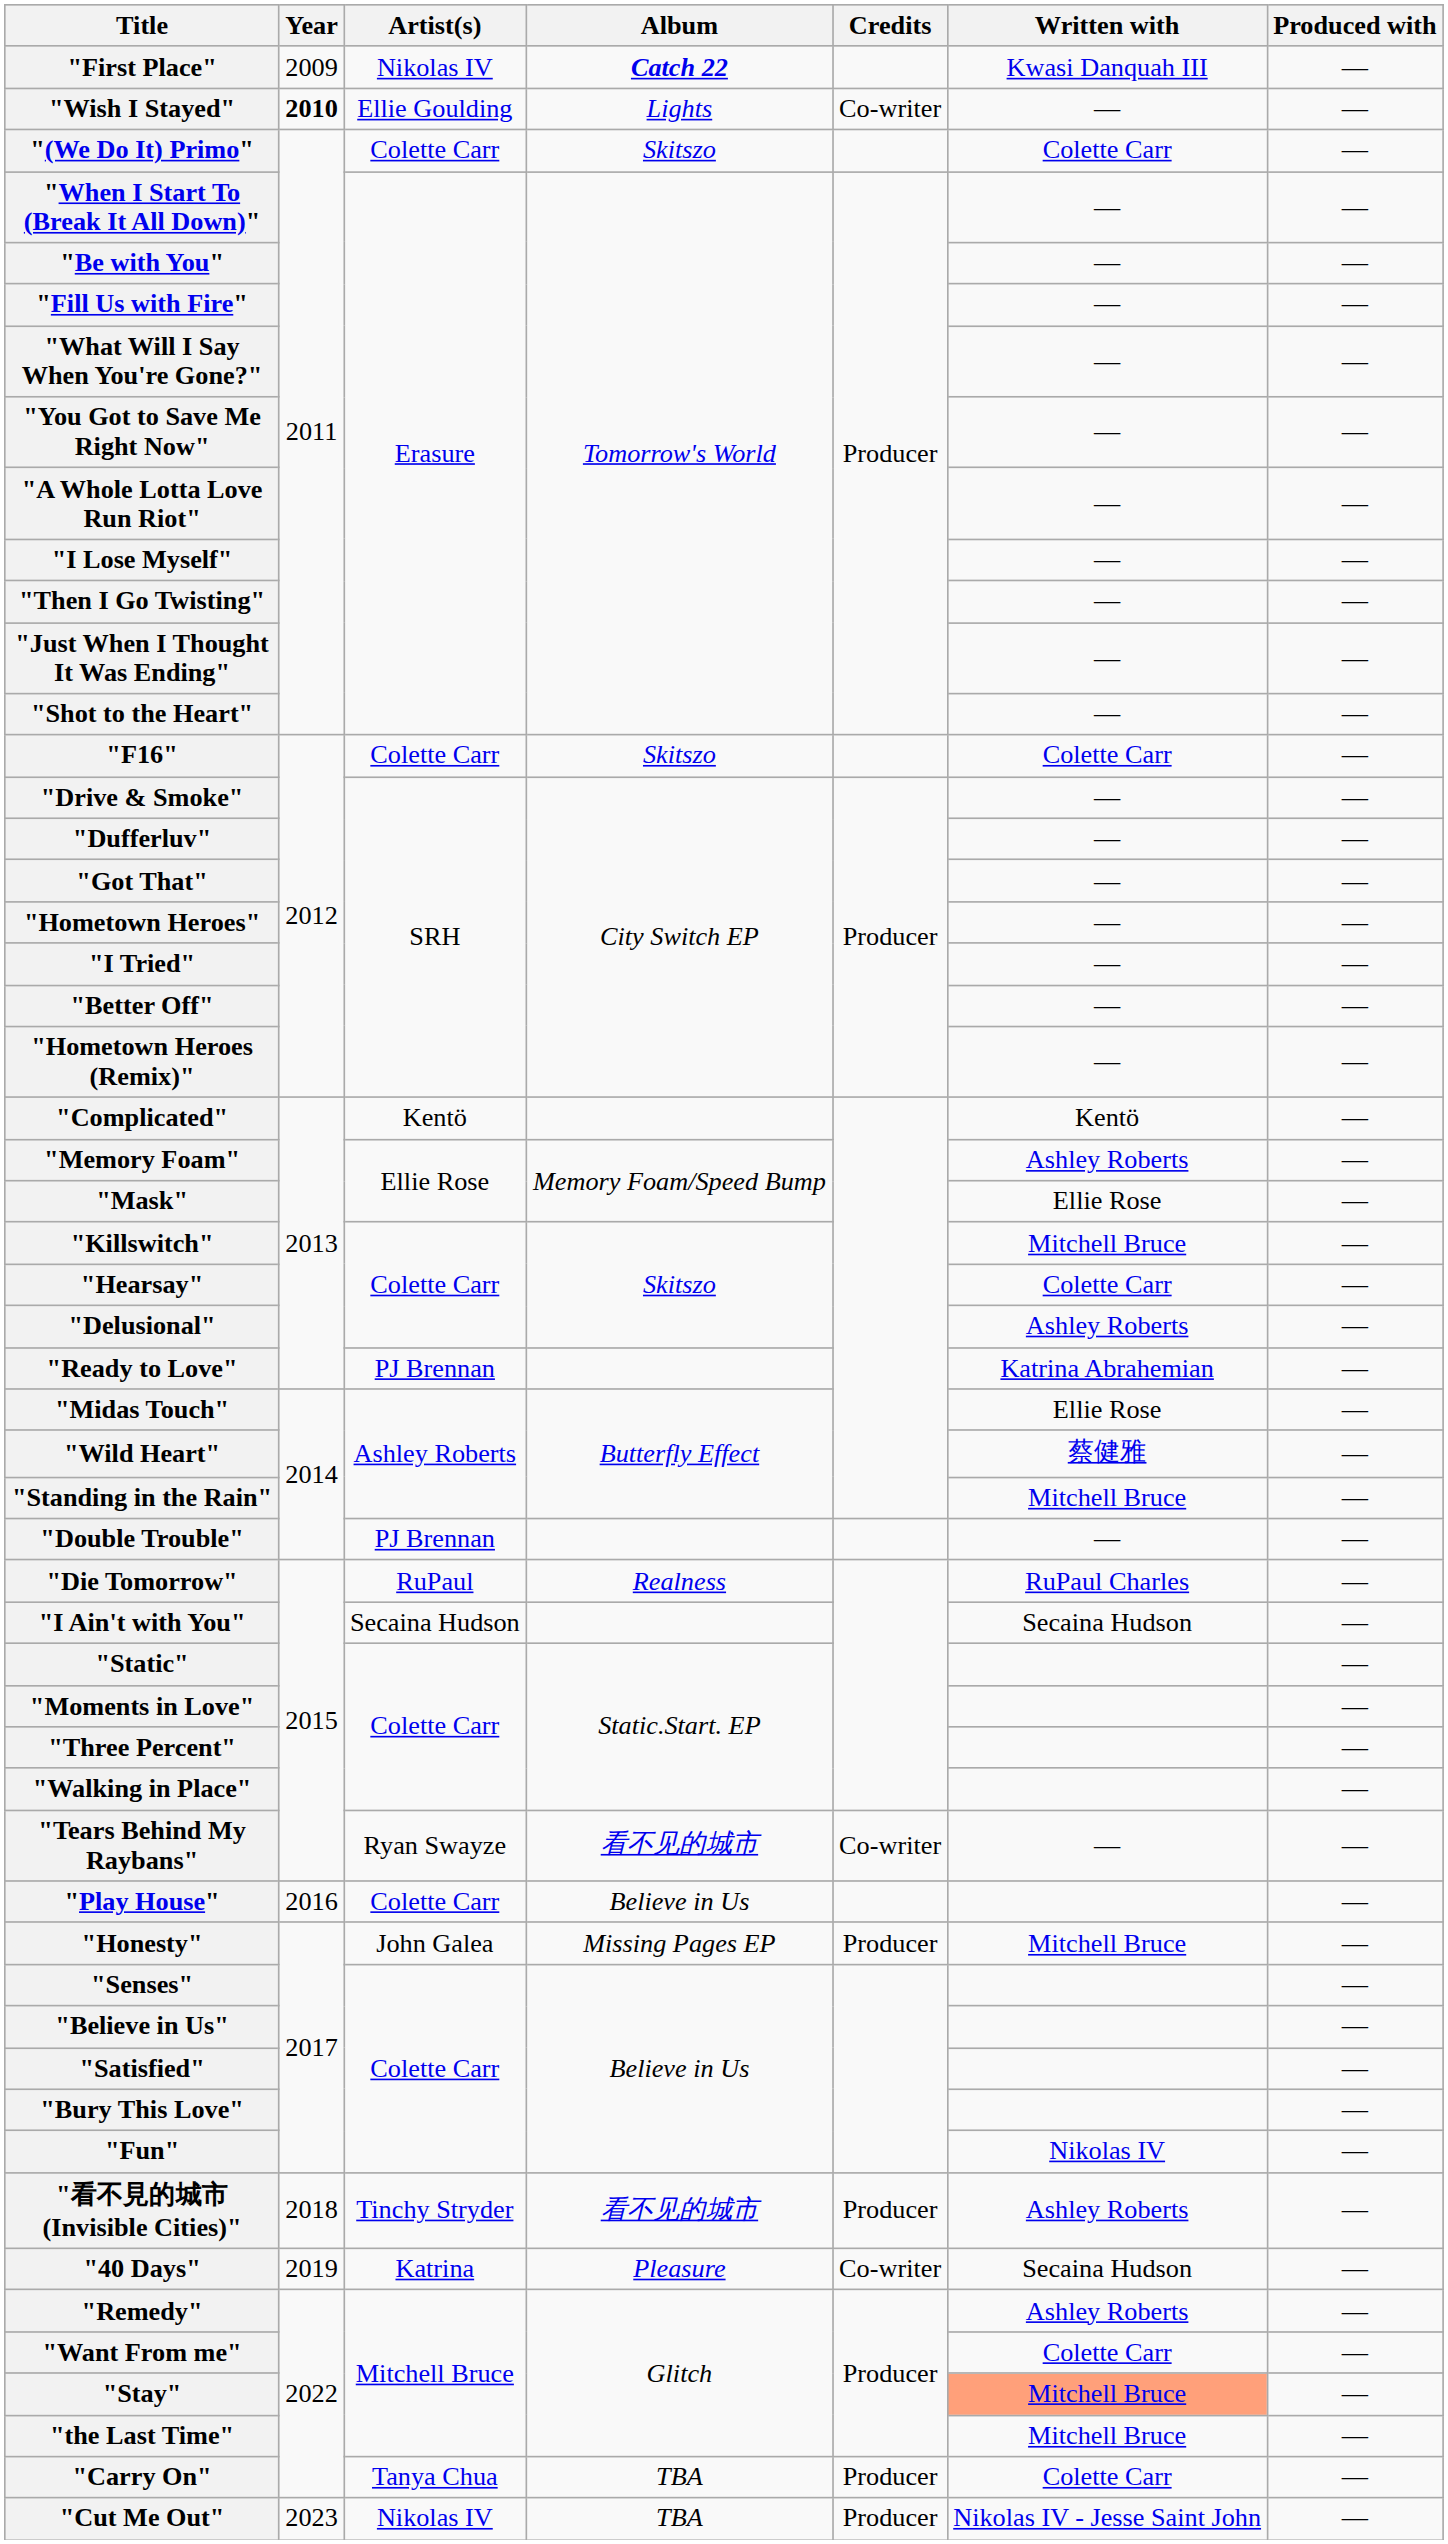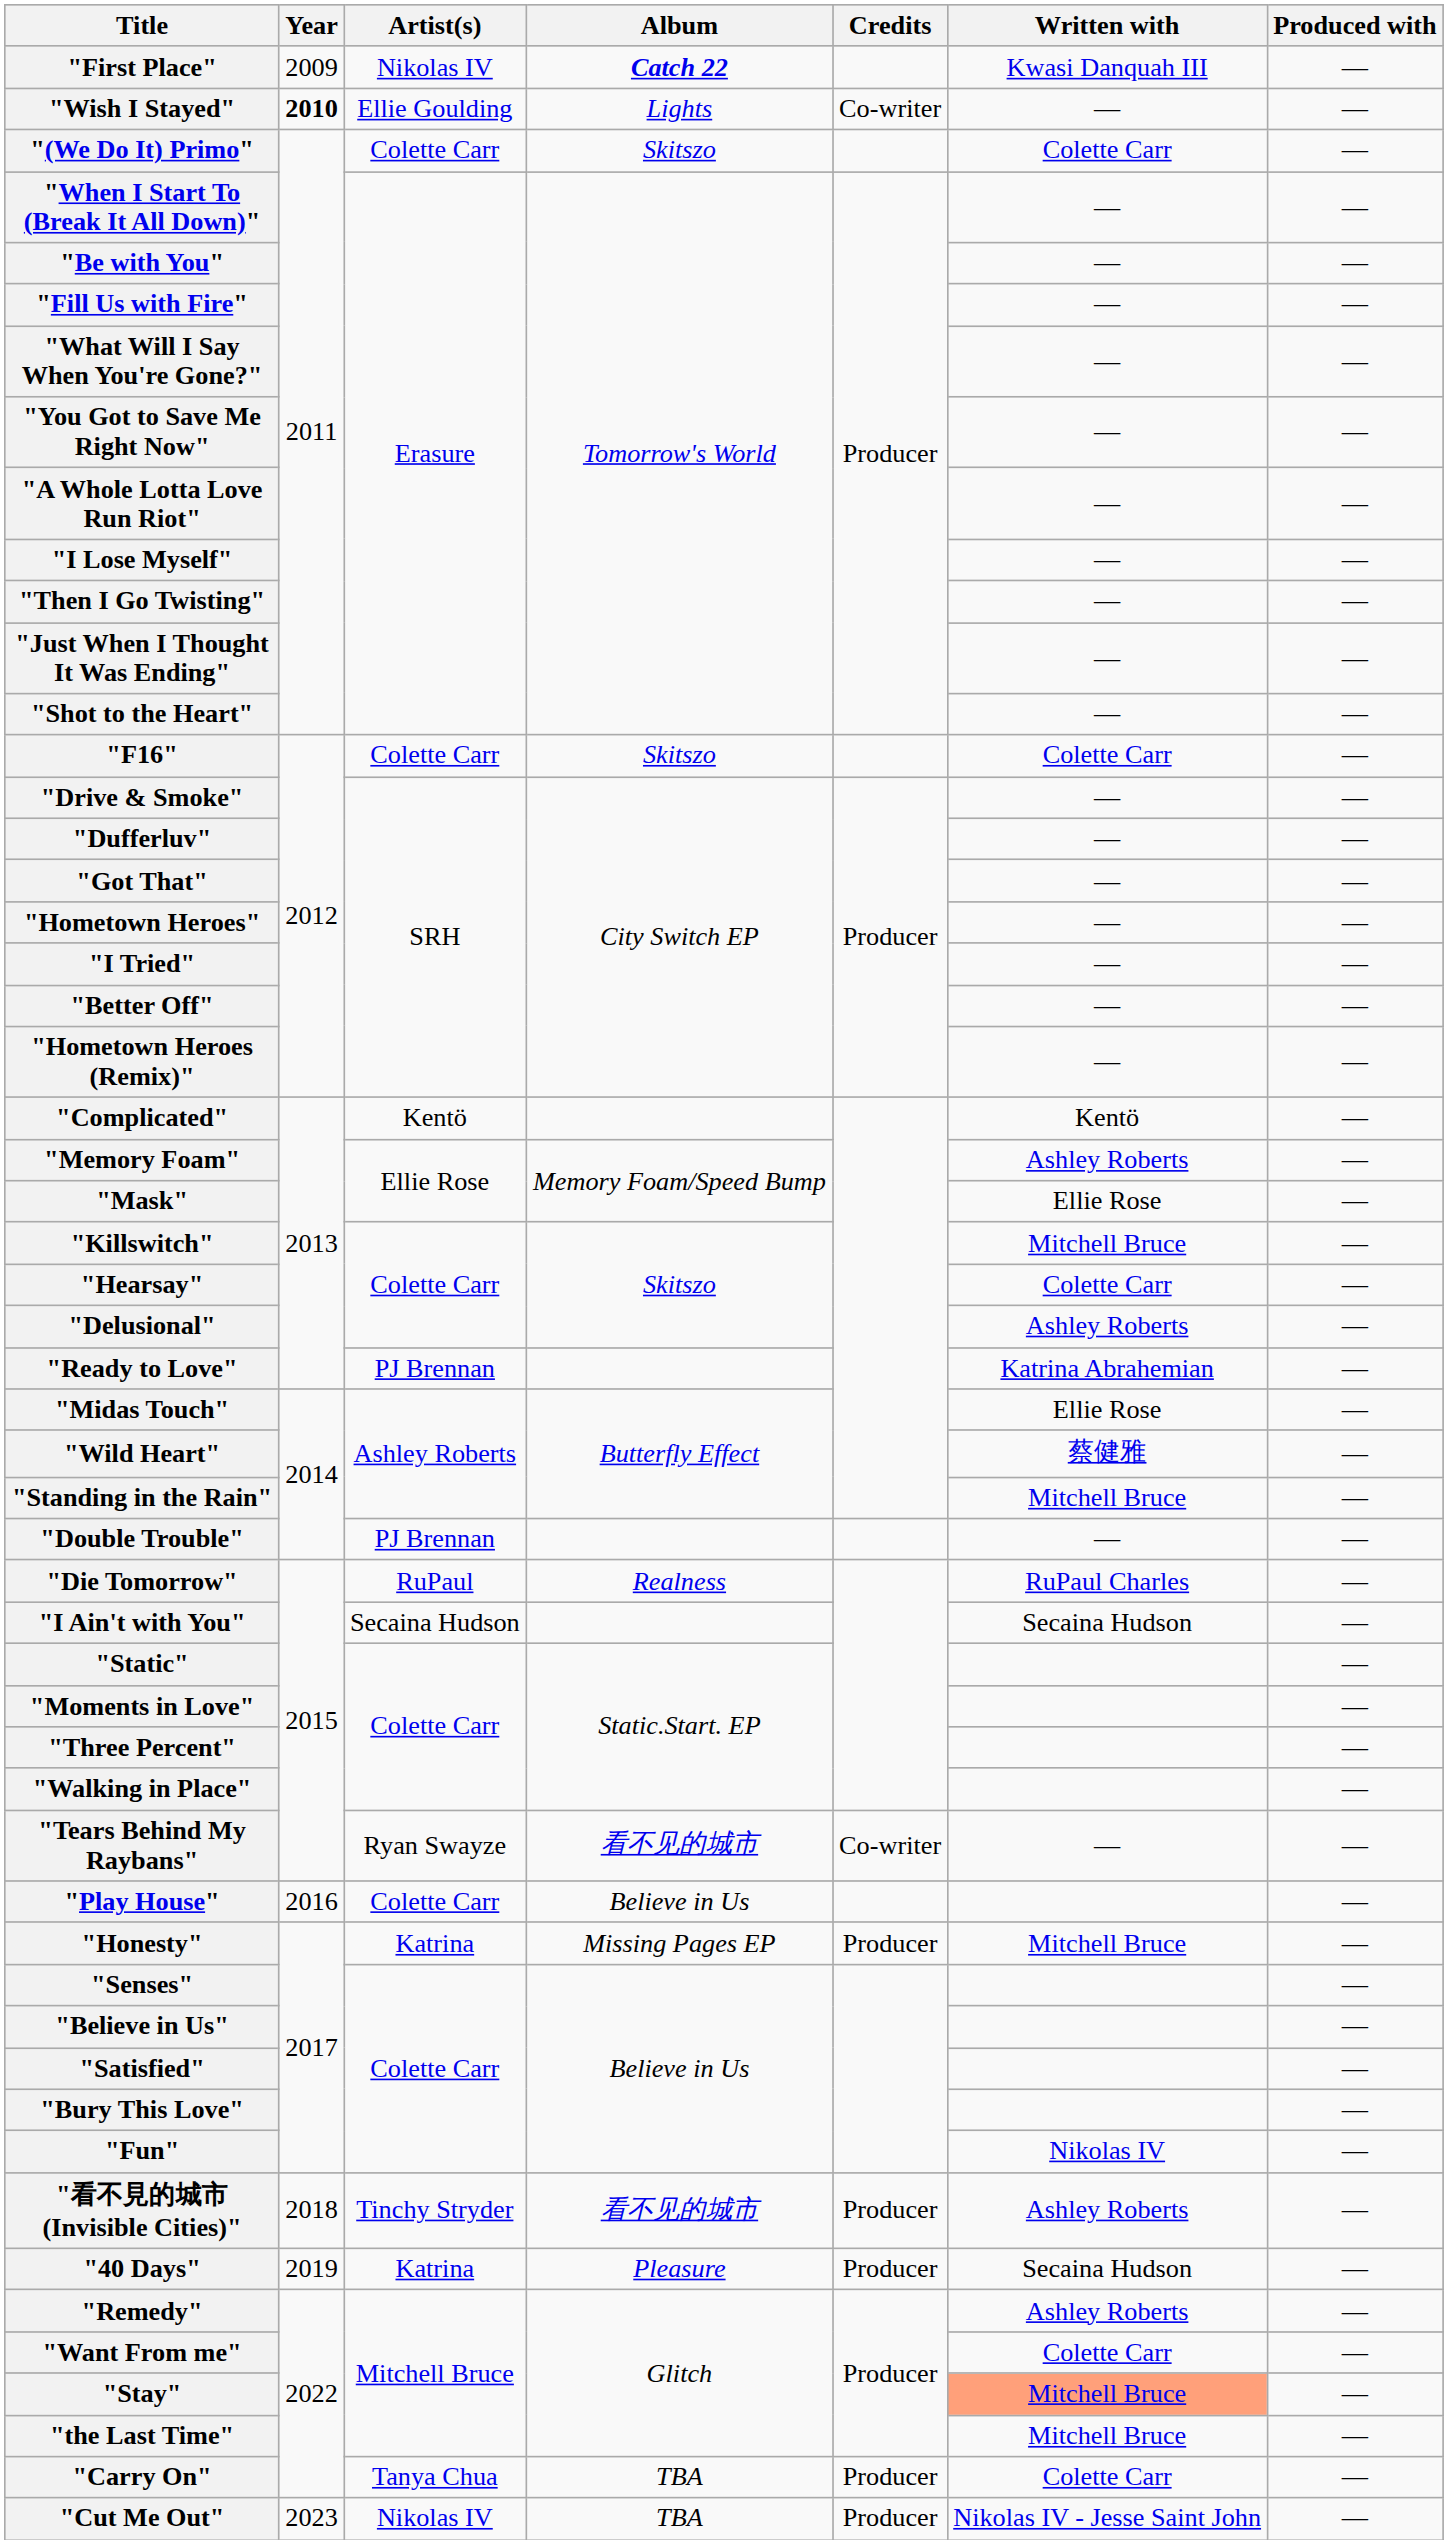(435, 1943) John Galea -> (435, 1943) Katrina
(890, 2268) Co-writer -> (890, 2268) Producer
